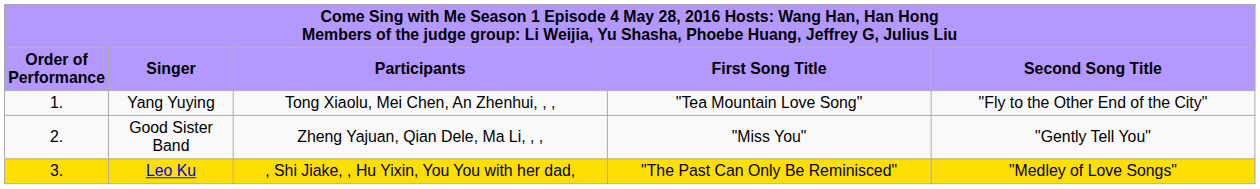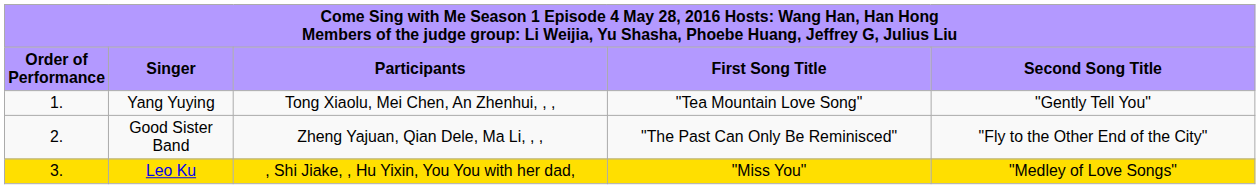(1093, 102) "Fly to the Other End of the City" -> (1093, 102) "Gently Tell You"
(769, 136) "Miss You" -> (769, 136) "The Past Can Only Be Reminisced"
(1093, 136) "Gently Tell You" -> (1093, 136) "Fly to the Other End of the City"
(769, 171) "The Past Can Only Be Reminisced" -> (769, 171) "Miss You"
